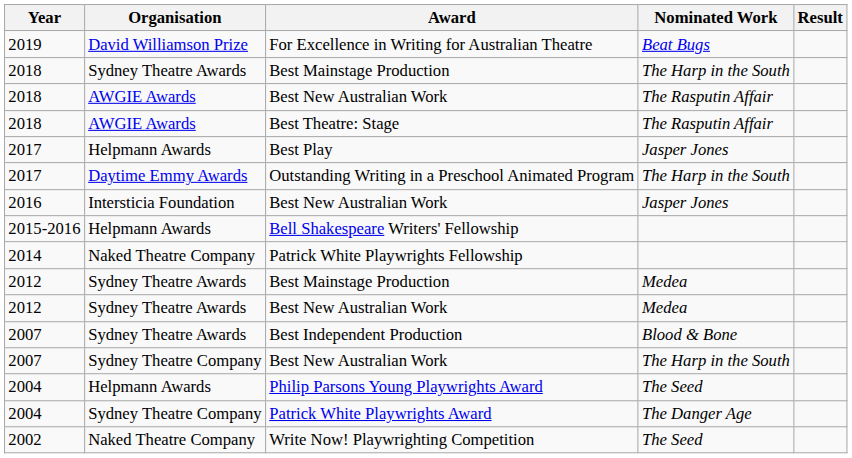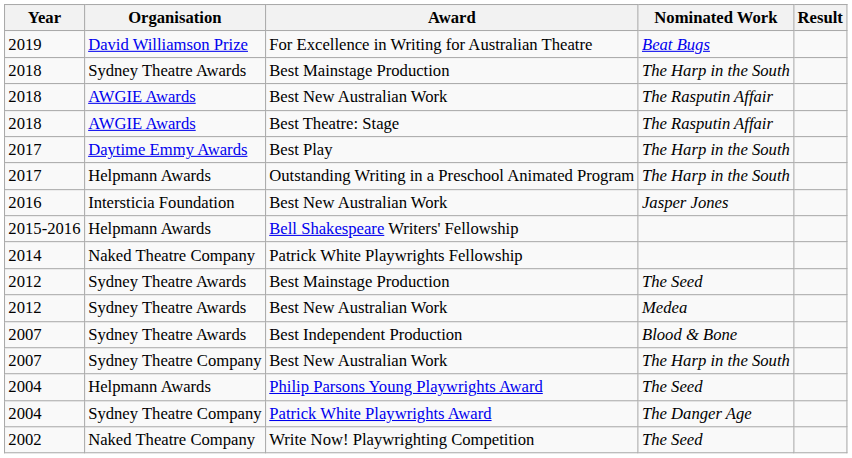(150, 149) Helpmann Awards -> (168, 149) Daytime Emmy Awards
(685, 149) Jasper Jones -> (716, 149) The Harp in the South
(168, 176) Daytime Emmy Awards -> (150, 176) Helpmann Awards
(665, 281) Medea -> (672, 281) The Seed
